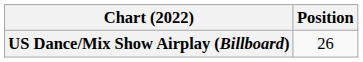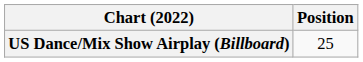(325, 43) 26 -> (325, 43) 25
